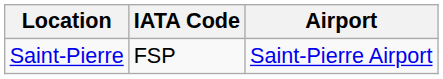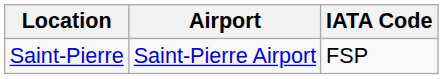columns swapped: (341, 21) <-> (187, 21)
